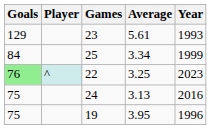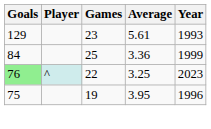(139, 54) 3.34 -> (139, 54) 3.36
- row: (91, 94)
